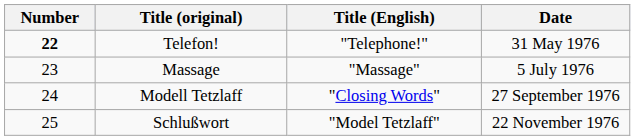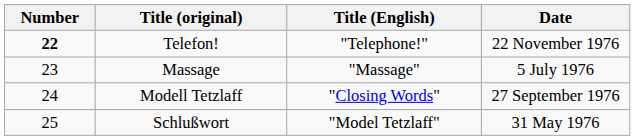(556, 43) 31 May 1976 -> (556, 43) 22 November 1976
(556, 122) 22 November 1976 -> (556, 122) 31 May 1976
